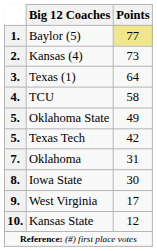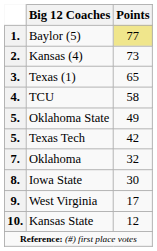(133, 77) 64 -> (133, 77) 65
(133, 159) 31 -> (133, 159) 32
